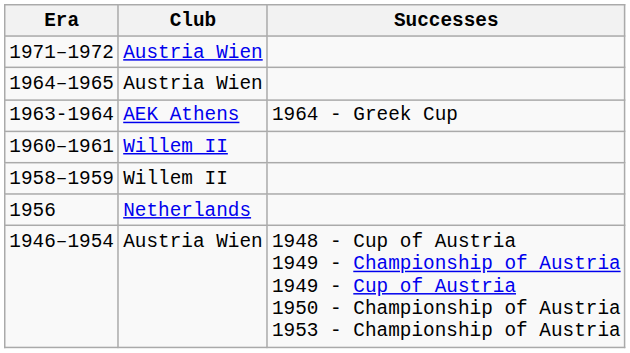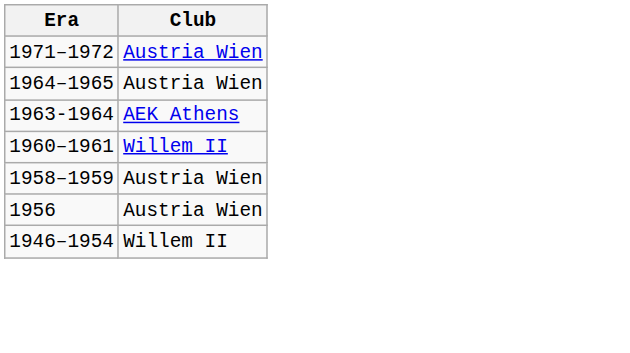- column: (446, 21)
(176, 178) Willem II -> (193, 178) Austria Wien
(187, 210) Netherlands -> (193, 210) Austria Wien
(193, 242) Austria Wien -> (176, 242) Willem II
